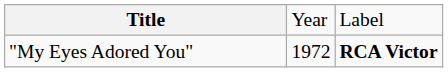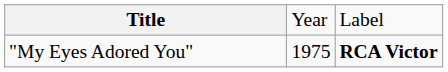(311, 50) 1972 -> (311, 50) 1975
